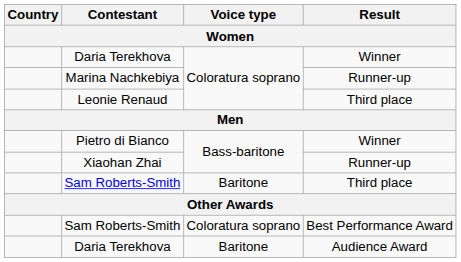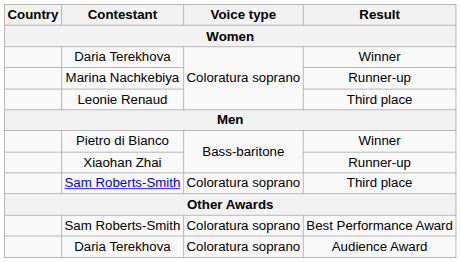(243, 183) Baritone -> (243, 183) Coloratura soprano
(243, 246) Baritone -> (243, 246) Coloratura soprano
